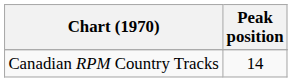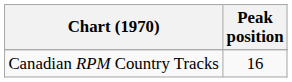(255, 63) 14 -> (255, 63) 16
